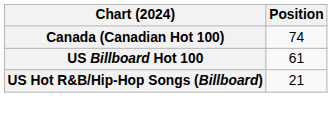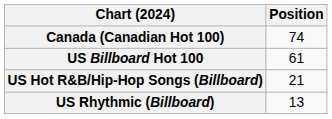+ row: (135, 102)
